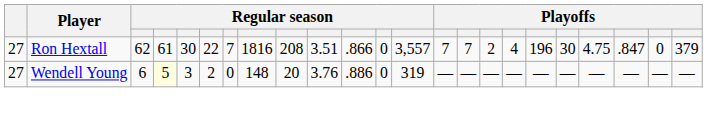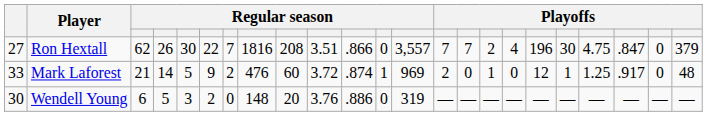(165, 49) 61 -> (165, 49) 26
+ row: (76, 73)
(16, 73) 27 -> (16, 98) 30
(165, 73) lightyellow background -> (165, 98) no background
